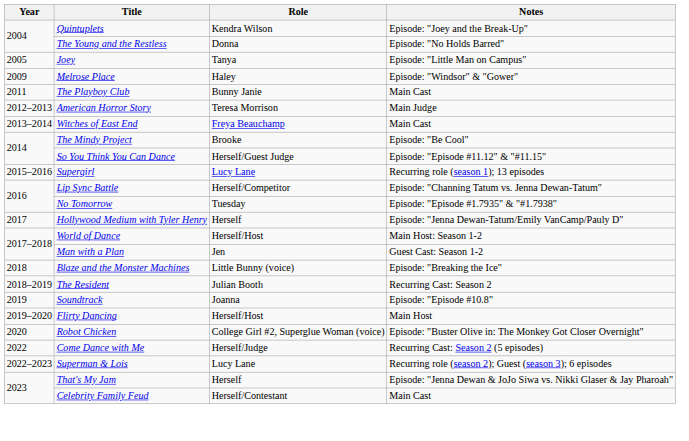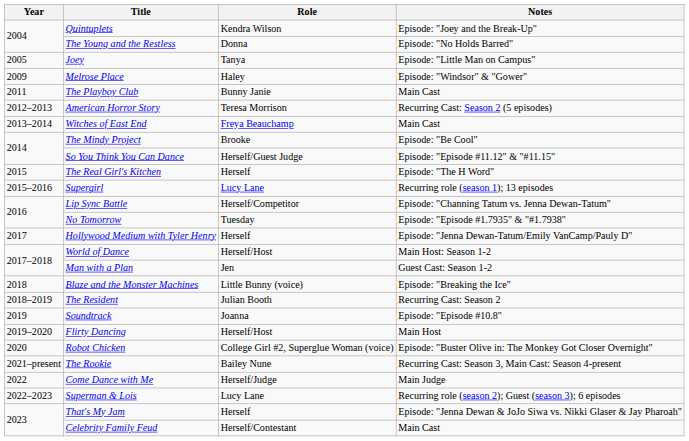(413, 108) Main Judge -> (475, 108) Recurring Cast: Season 2 (5 episodes)
+ row: (113, 172)
+ row: (88, 364)
(466, 348) Recurring Cast: Season 2 (5 episodes) -> (422, 380) Main Judge
